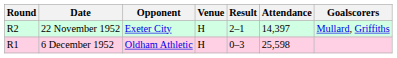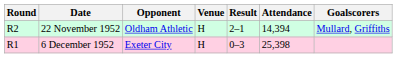(148, 28) Exeter City -> (159, 28) Oldham Athletic
(276, 28) 14,397 -> (276, 28) 14,394
(159, 45) Oldham Athletic -> (148, 45) Exeter City
(276, 45) 25,598 -> (276, 45) 25,398
